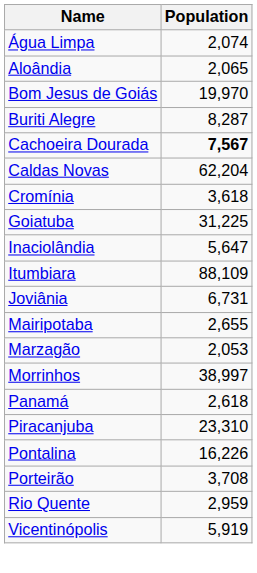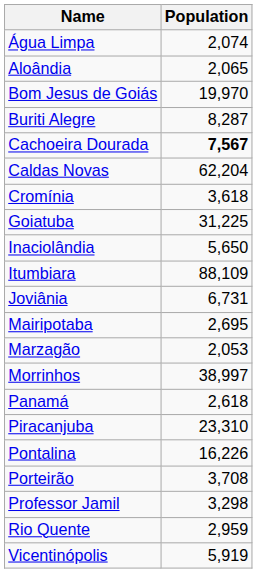(228, 247) 5,647 -> (228, 247) 5,650
(228, 324) 2,655 -> (228, 324) 2,695
+ row: (64, 504)
